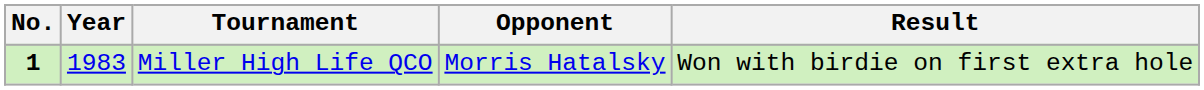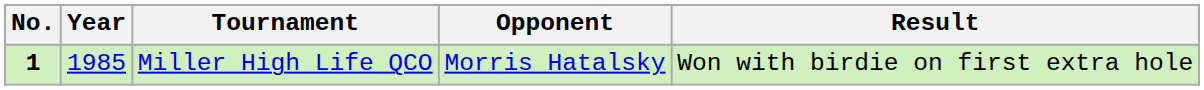(96, 65) 1983 -> (96, 65) 1985
